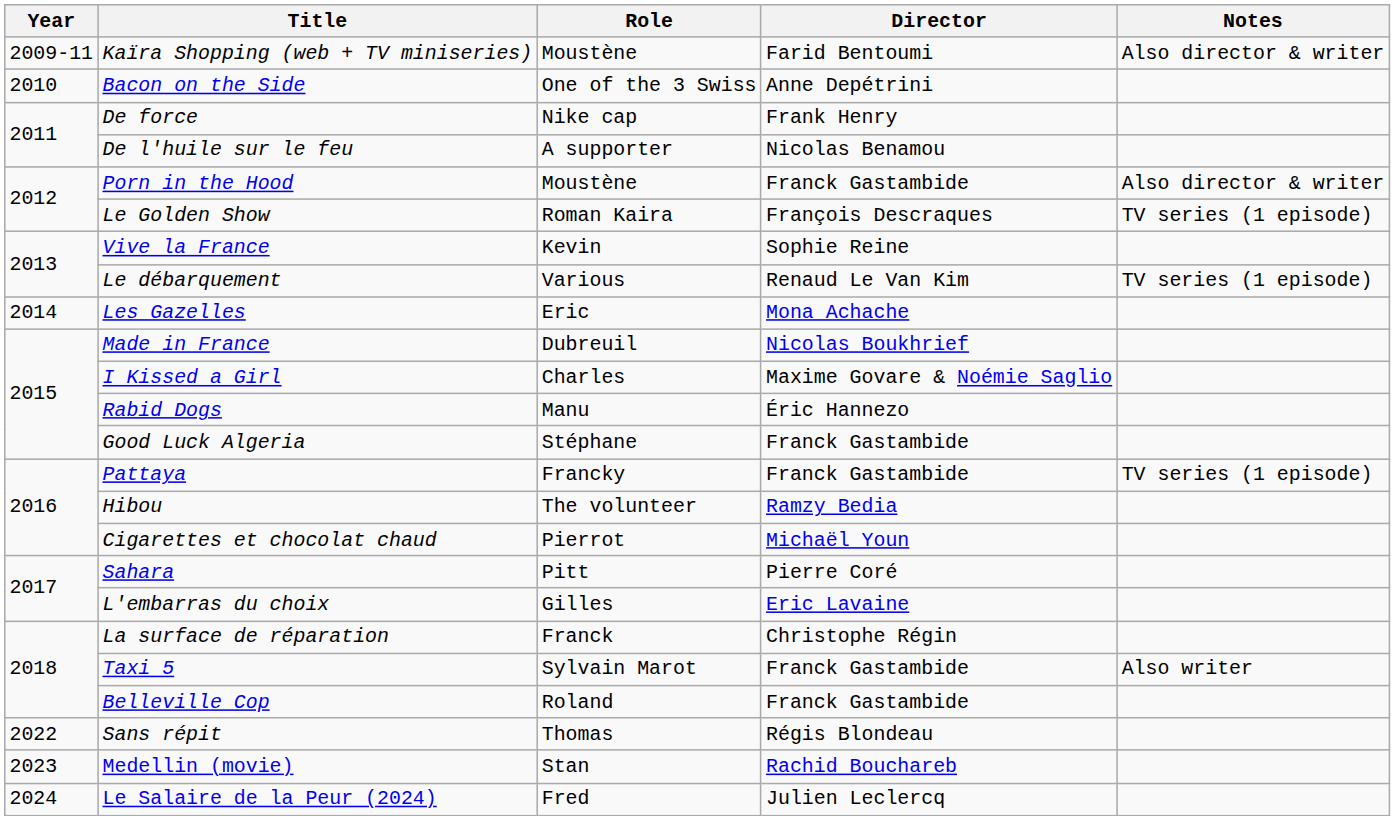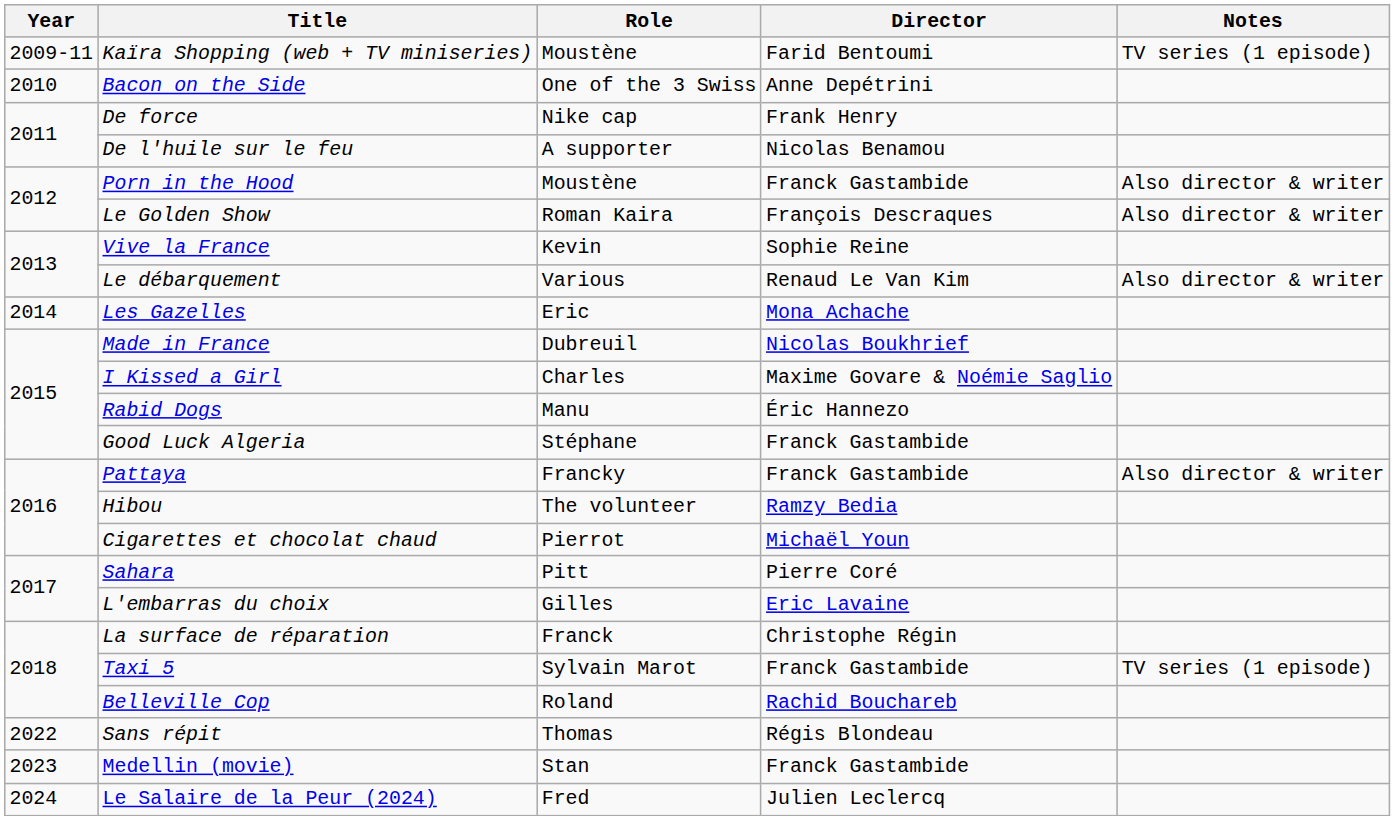(1253, 53) Also director & writer -> (1247, 53) TV series (1 episode)
(1247, 215) TV series (1 episode) -> (1253, 215) Also director & writer
(1247, 280) TV series (1 episode) -> (1253, 280) Also director & writer
(1247, 475) TV series (1 episode) -> (1253, 475) Also director & writer
(1187, 669) Also writer -> (1247, 669) TV series (1 episode)
(867, 702) Franck Gastambide -> (862, 702) Rachid Bouchareb
(862, 767) Rachid Bouchareb -> (867, 767) Franck Gastambide
